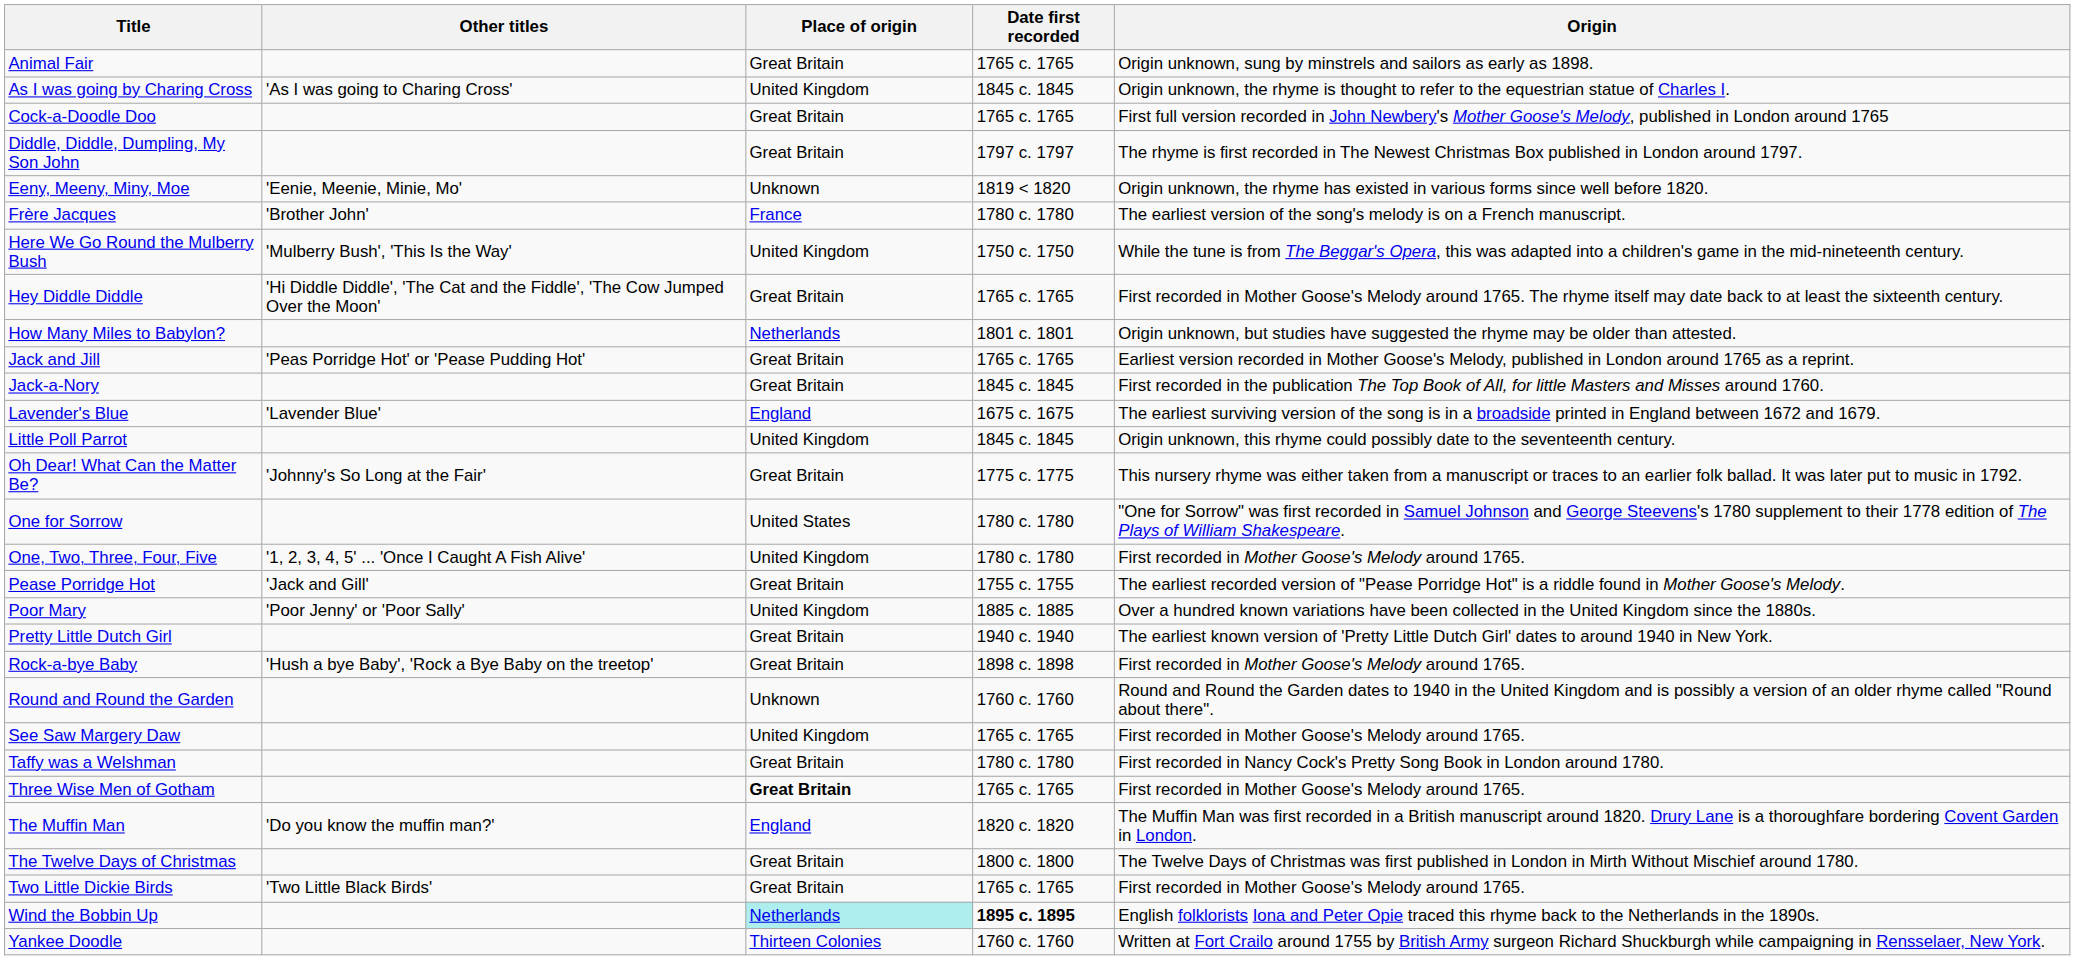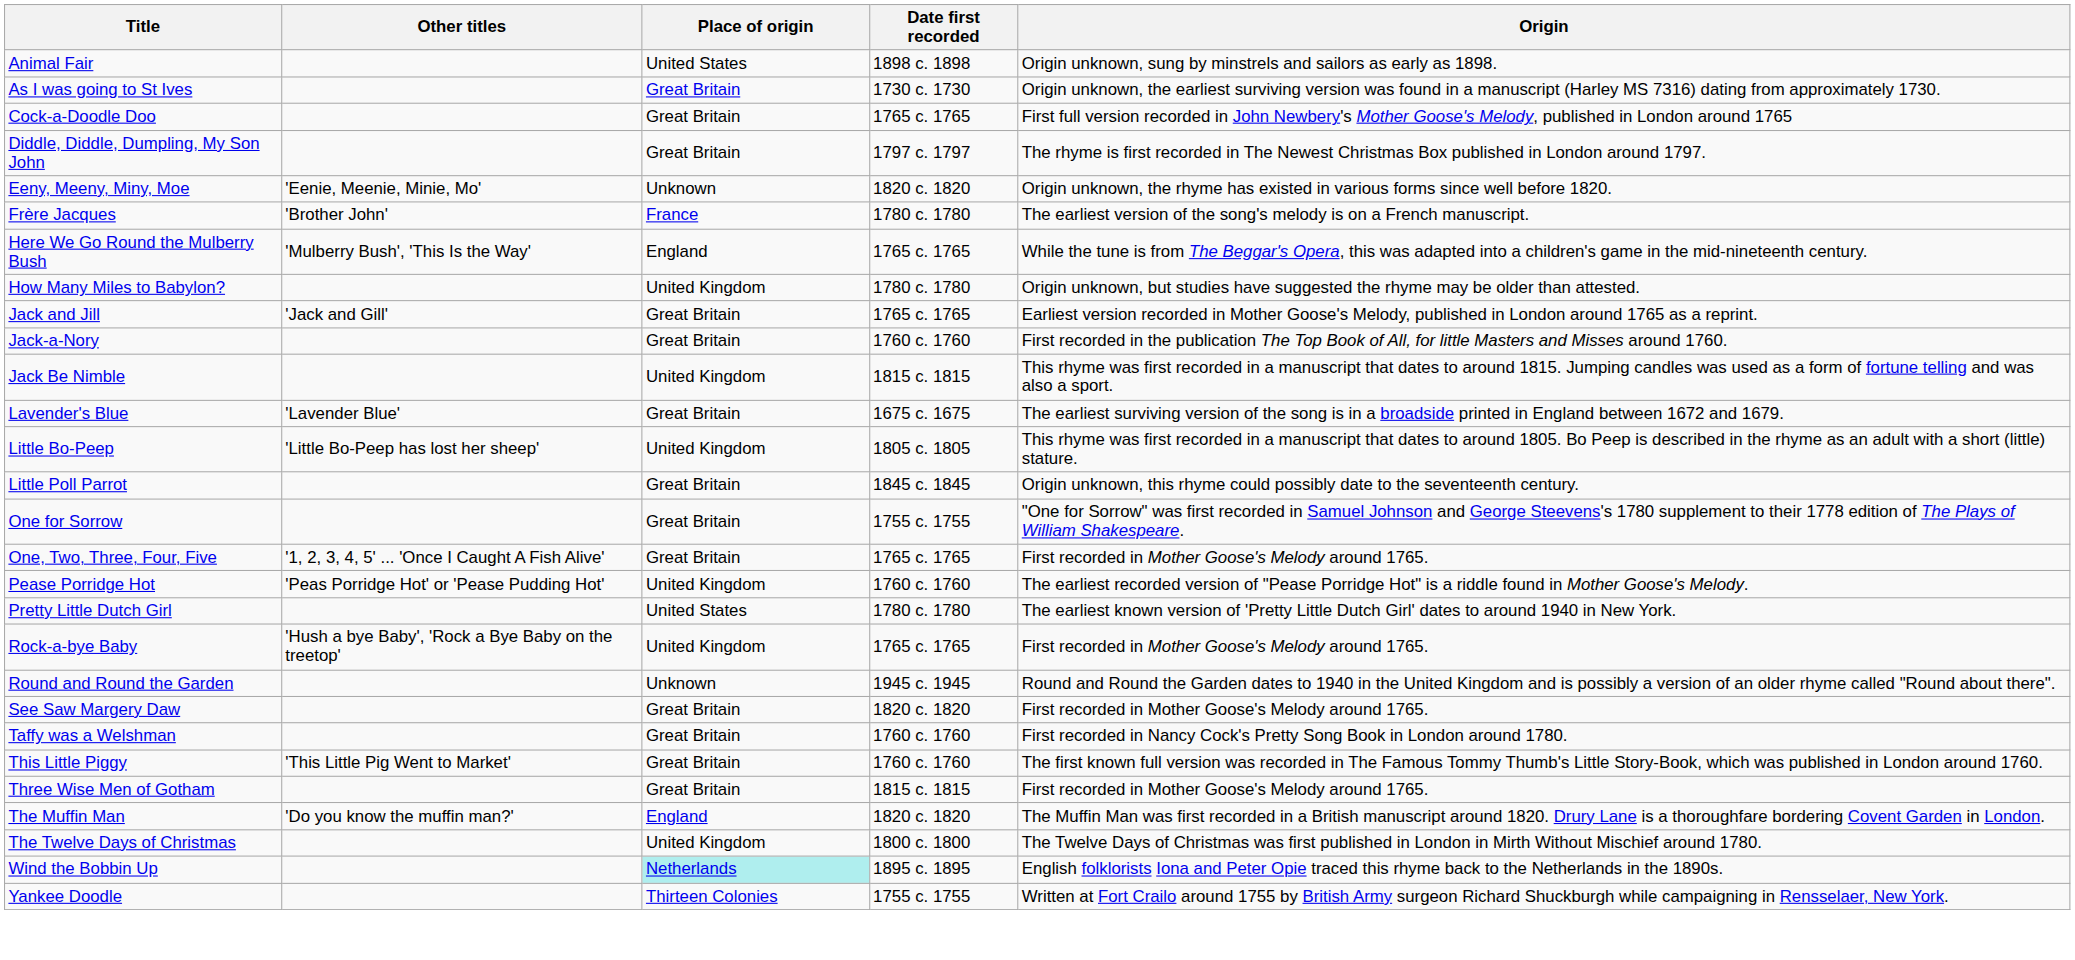(797, 63) Great Britain -> (696, 63) United States
(1025, 63) 1765 c. 1765 -> (922, 63) 1898 c. 1898
- row: (130, 90)
+ row: (100, 90)
(1024, 188) 1819 < 1820 -> (922, 188) 1820 c. 1820
(809, 251) United Kingdom -> (677, 251) England
(1025, 251) 1750 c. 1750 -> (922, 251) 1765 c. 1765
- row: (76, 297)
(795, 333) Netherlands -> (706, 287) United Kingdom
(1025, 333) 1801 c. 1801 -> (922, 287) 1780 c. 1780
(426, 359) 'Peas Porridge Hot' or 'Pease Pudding Hot' -> (337, 314) 'Jack and Gill'
(1025, 386) 1845 c. 1845 -> (922, 340) 1760 c. 1760
+ row: (67, 377)
(780, 413) England -> (693, 413) Great Britain
+ row: (61, 449)
(809, 439) United Kingdom -> (693, 485) Great Britain
- row: (122, 475)
(800, 521) United States -> (693, 521) Great Britain
(1025, 521) 1780 c. 1780 -> (922, 521) 1755 c. 1755
(809, 557) United Kingdom -> (693, 557) Great Britain
(1025, 557) 1780 c. 1780 -> (922, 557) 1765 c. 1765
(317, 584) 'Jack and Gill' -> (445, 584) 'Peas Porridge Hot' or 'Pease Pudding Hot'
(797, 584) Great Britain -> (706, 584) United Kingdom
(1025, 584) 1755 c. 1755 -> (922, 584) 1760 c. 1760
- row: (47, 610)
(797, 637) Great Britain -> (696, 610) United States
(1025, 637) 1940 c. 1940 -> (922, 610) 1780 c. 1780
(797, 664) Great Britain -> (706, 646) United Kingdom
(1025, 664) 1898 c. 1898 -> (922, 646) 1765 c. 1765
(1025, 700) 1760 c. 1760 -> (922, 682) 1945 c. 1945
(809, 736) United Kingdom -> (693, 709) Great Britain
(1025, 736) 1765 c. 1765 -> (922, 709) 1820 c. 1820
(1025, 762) 1780 c. 1780 -> (922, 736) 1760 c. 1760
+ row: (68, 762)
(800, 789) bold -> (693, 789) normal
(1025, 789) 1765 c. 1765 -> (922, 789) 1815 c. 1815
(797, 861) Great Britain -> (706, 842) United Kingdom
- row: (91, 888)
(1026, 915) bold -> (922, 869) normal
(1025, 941) 1760 c. 1760 -> (922, 896) 1755 c. 1755
